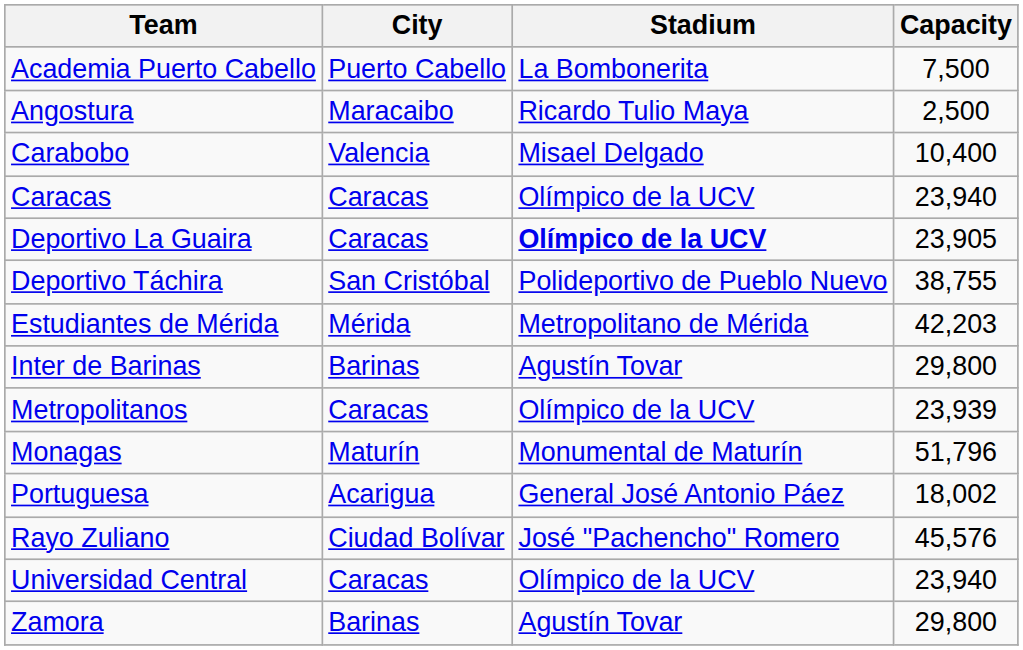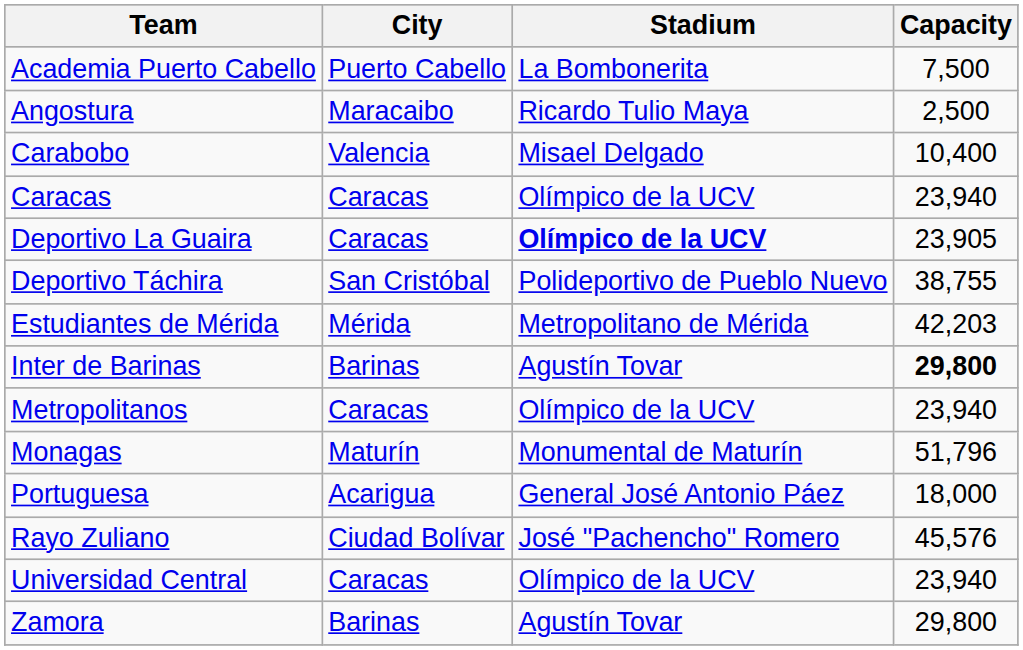(956, 366) normal -> (956, 366) bold
(956, 409) 23,939 -> (956, 409) 23,940
(956, 494) 18,002 -> (956, 494) 18,000
